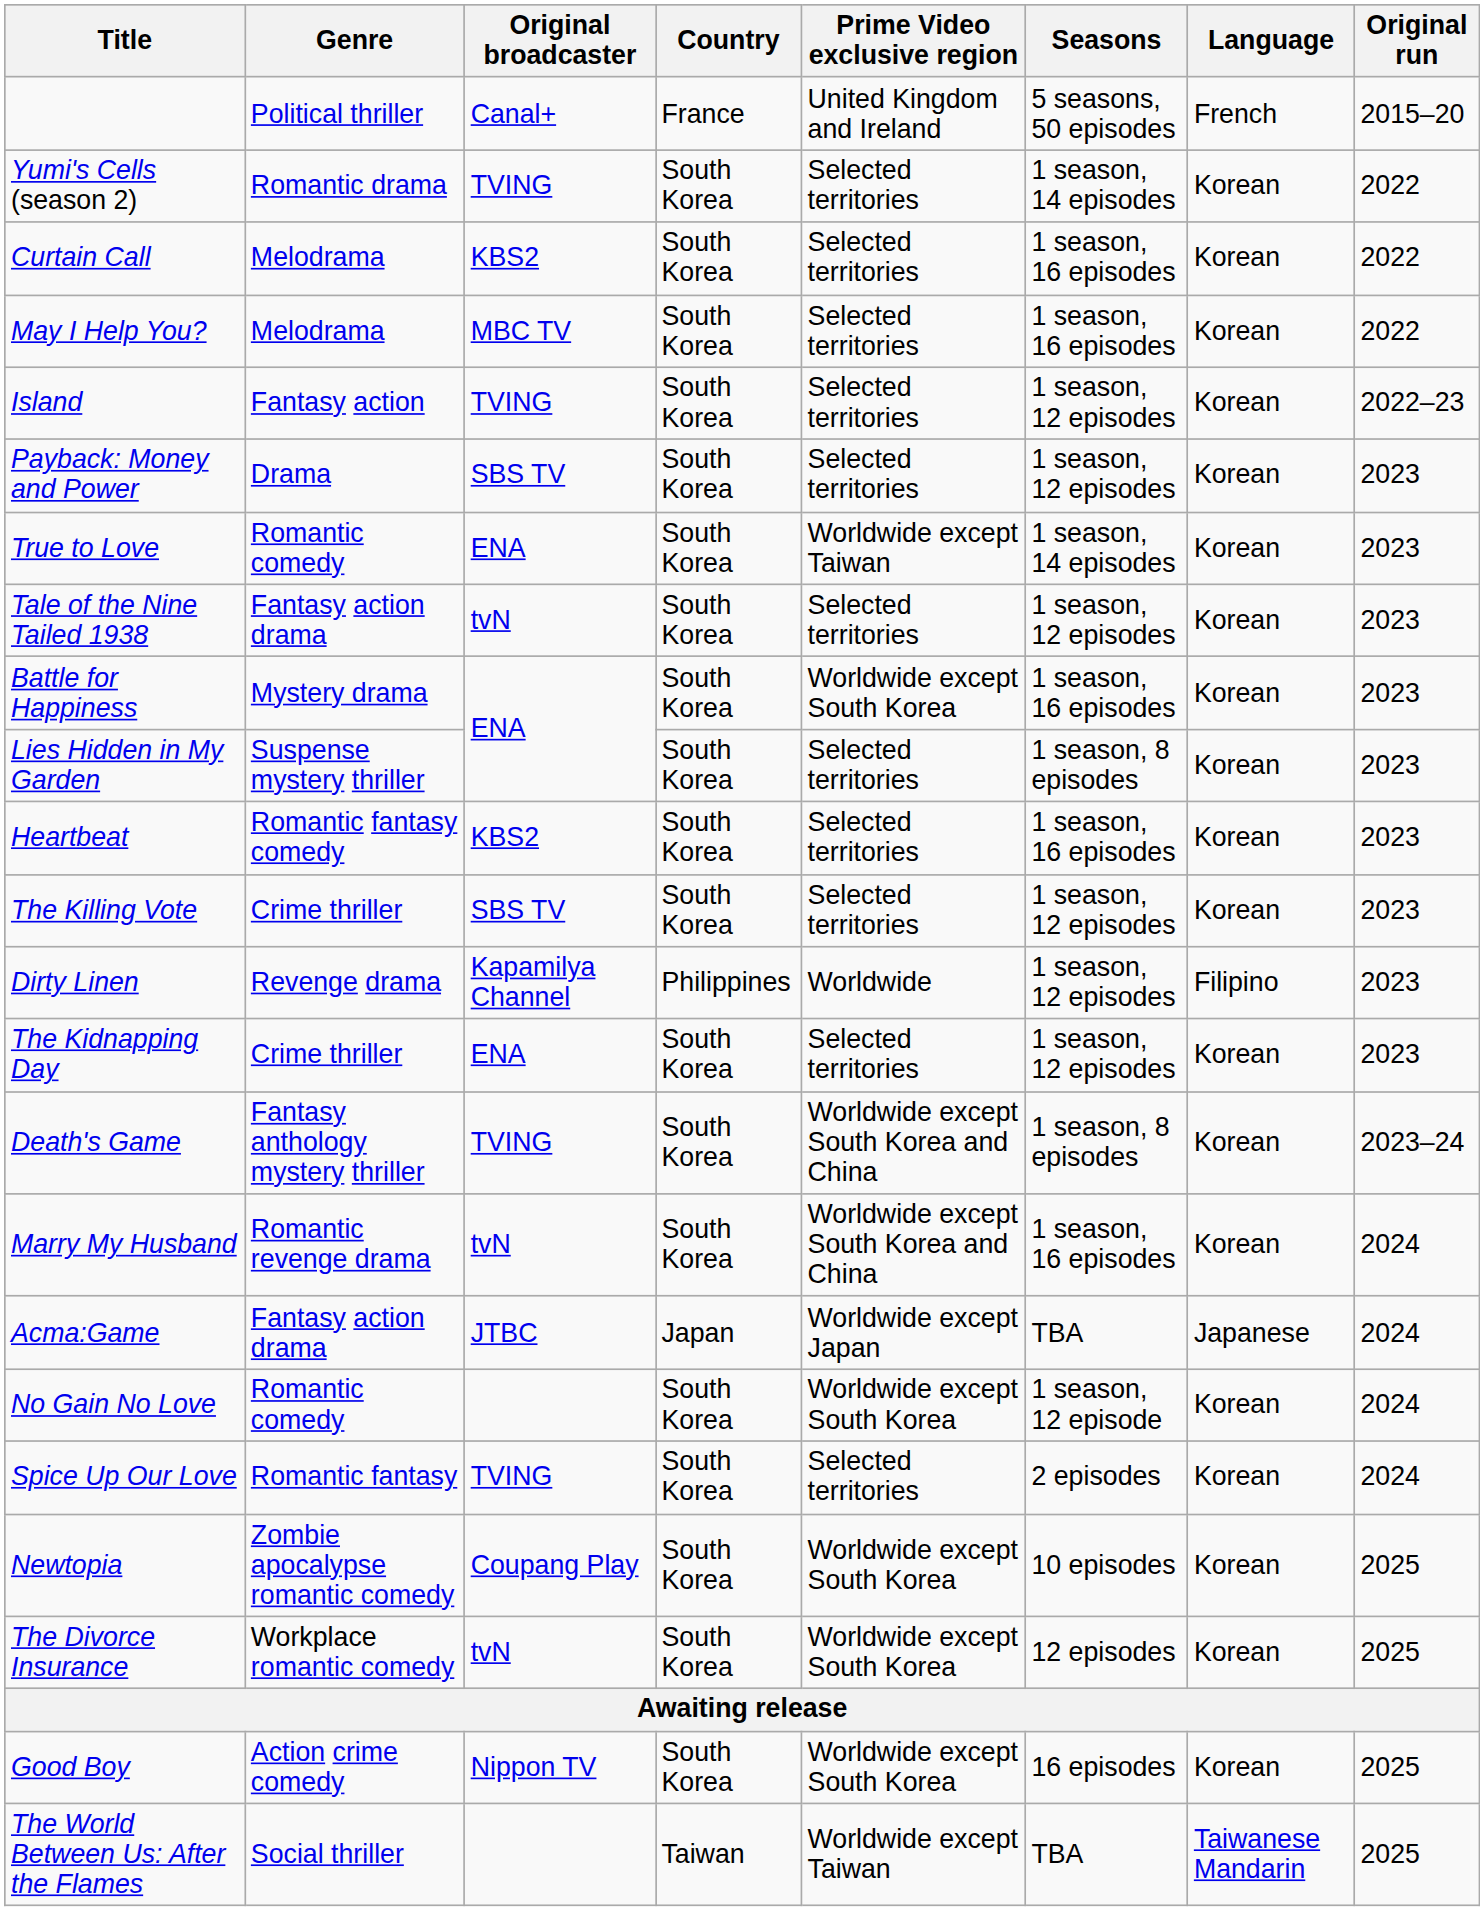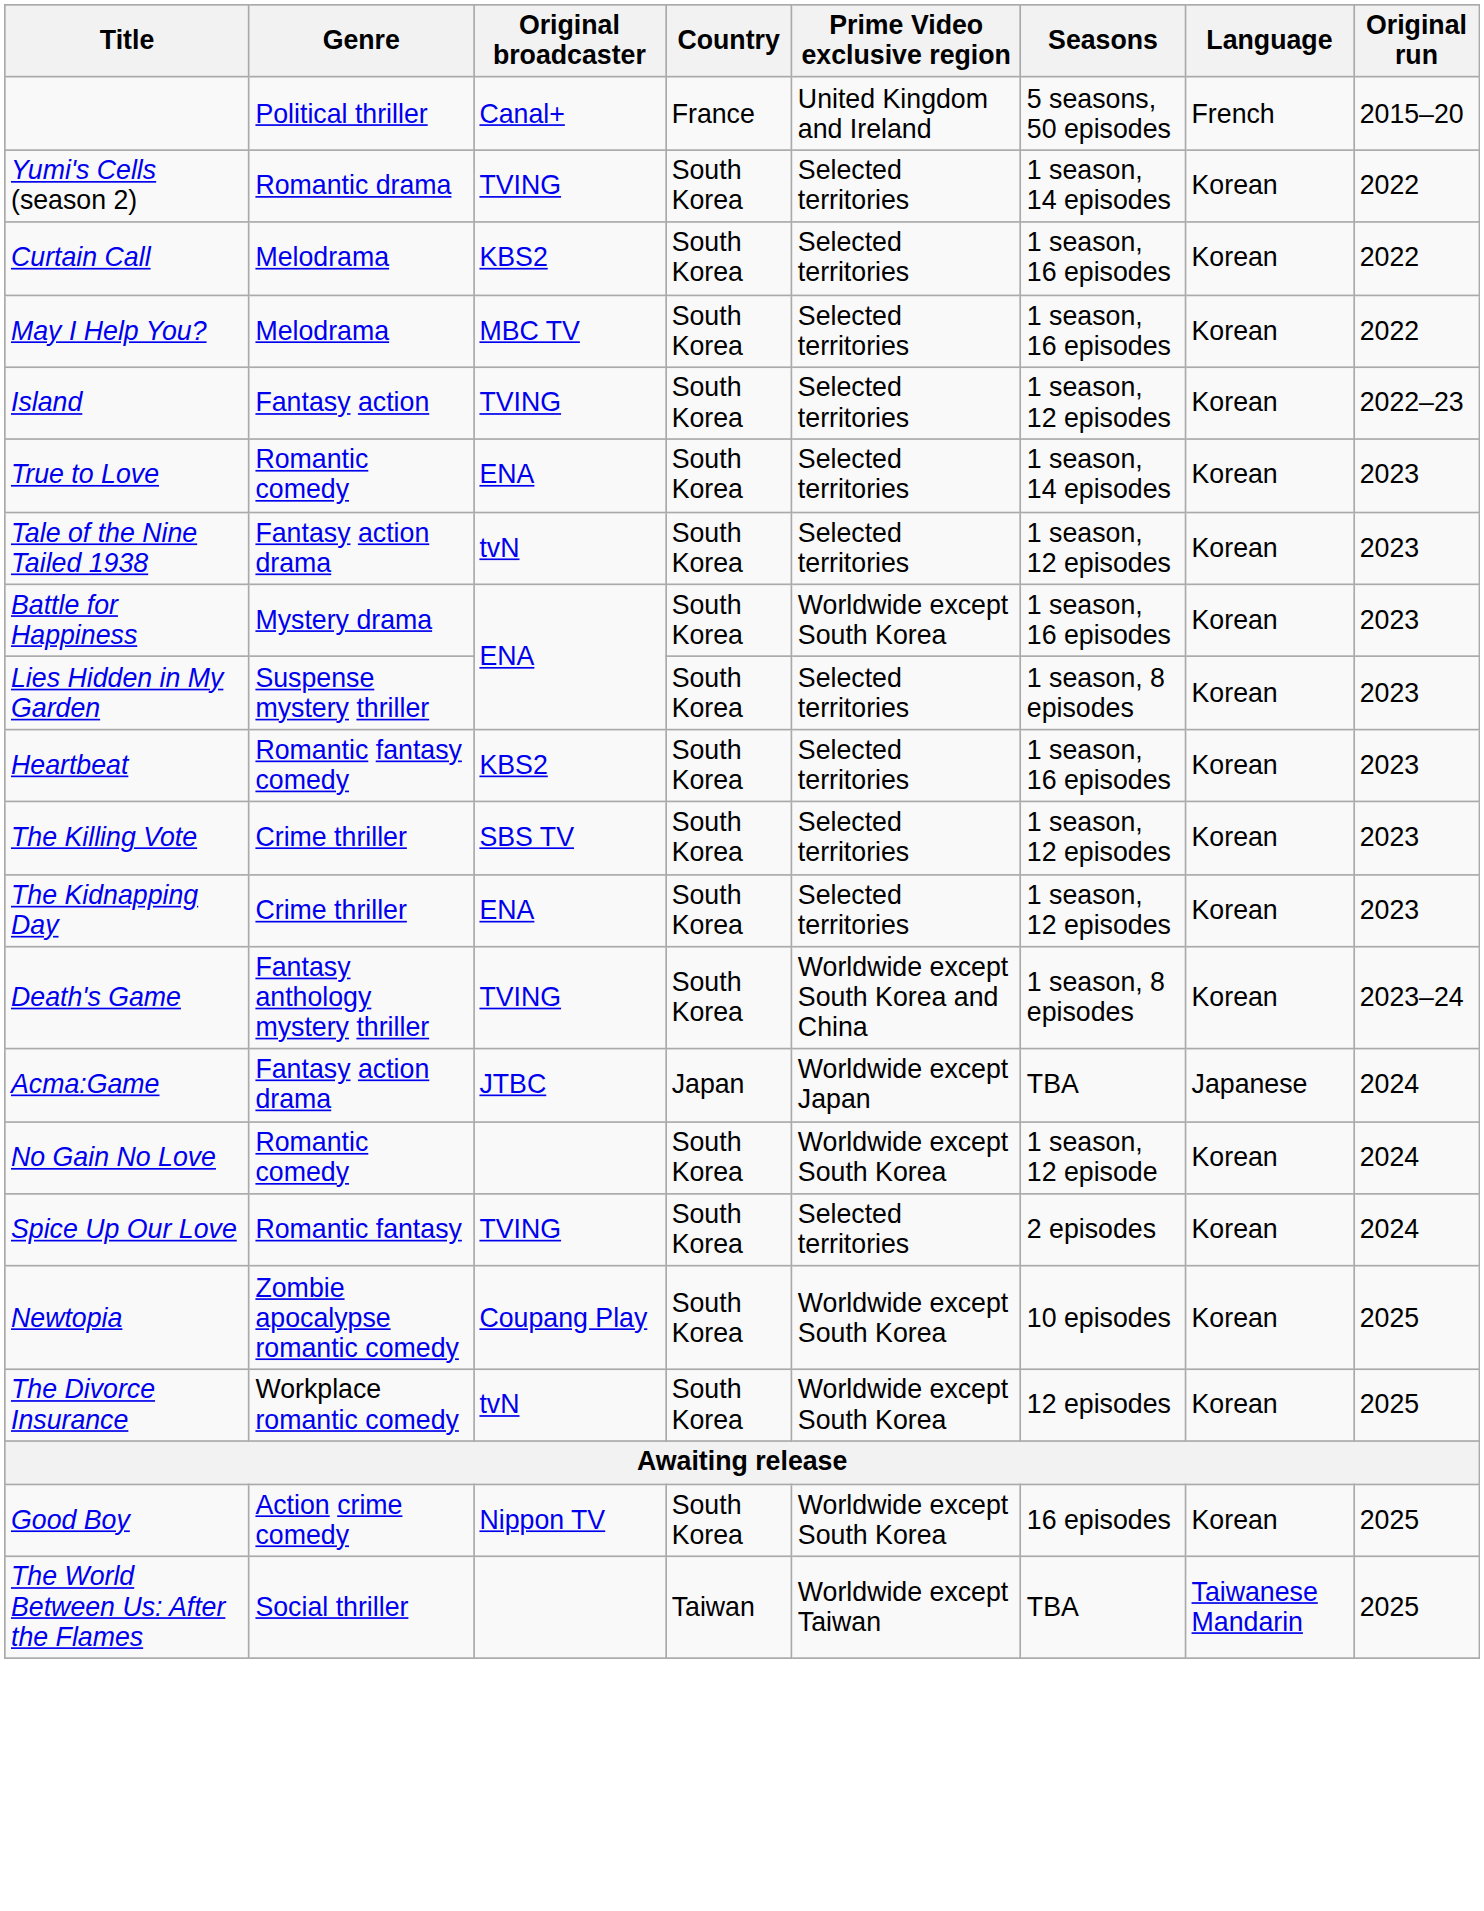- row: (110, 475)
(913, 547) Worldwide except Taiwan -> (854, 475) Selected territories
- row: (75, 982)
- row: (124, 1244)
